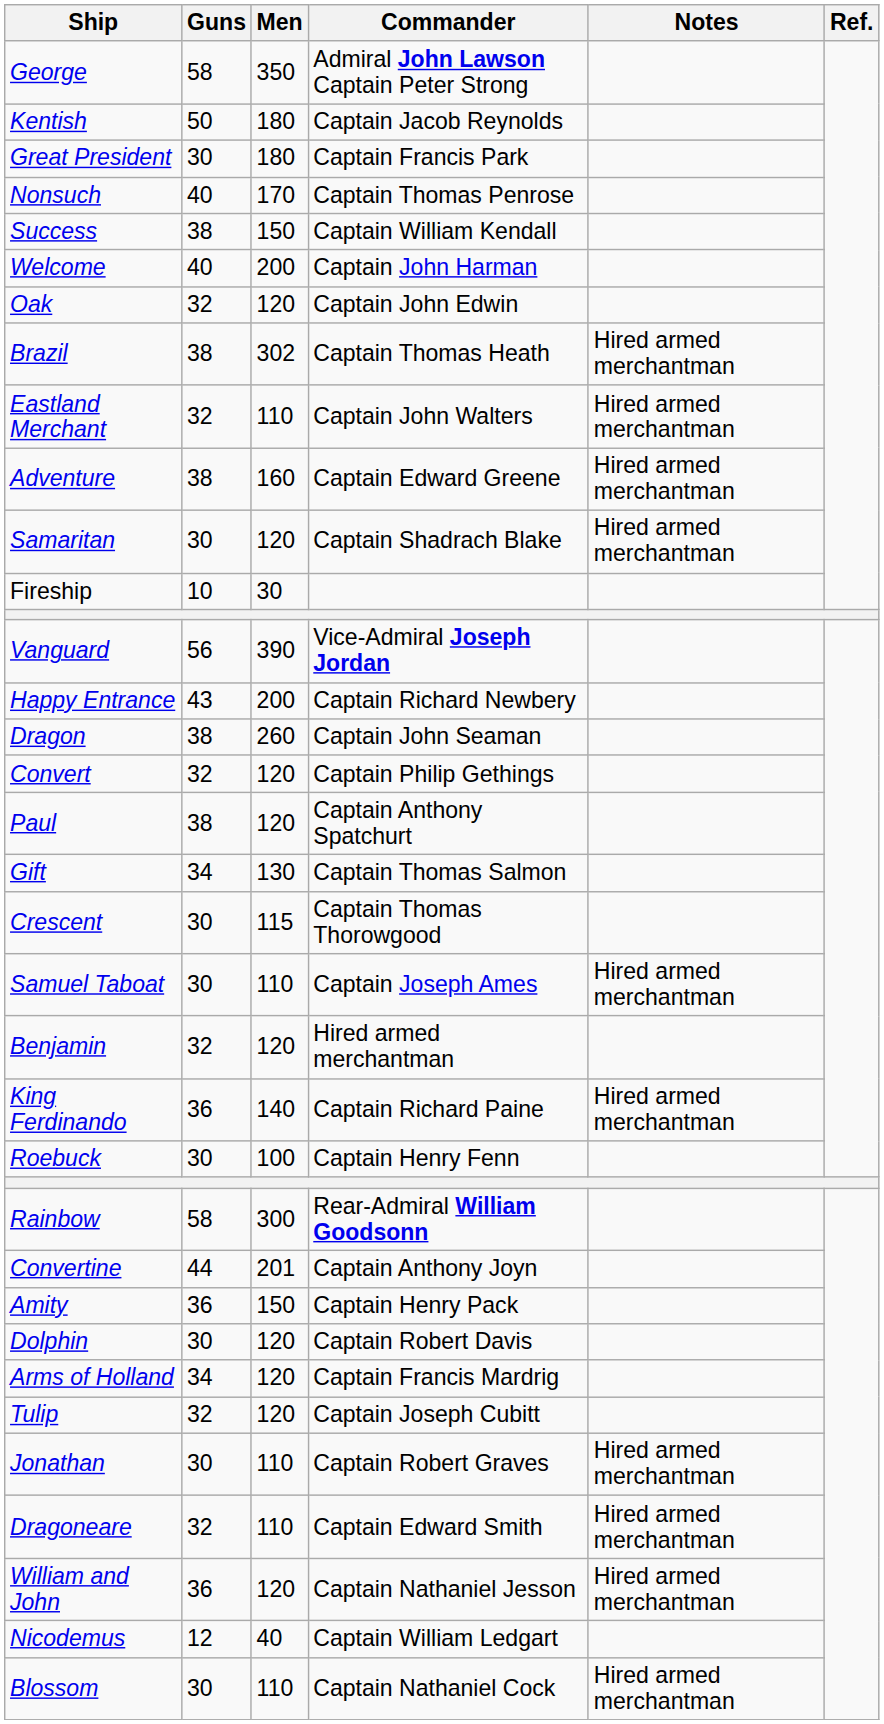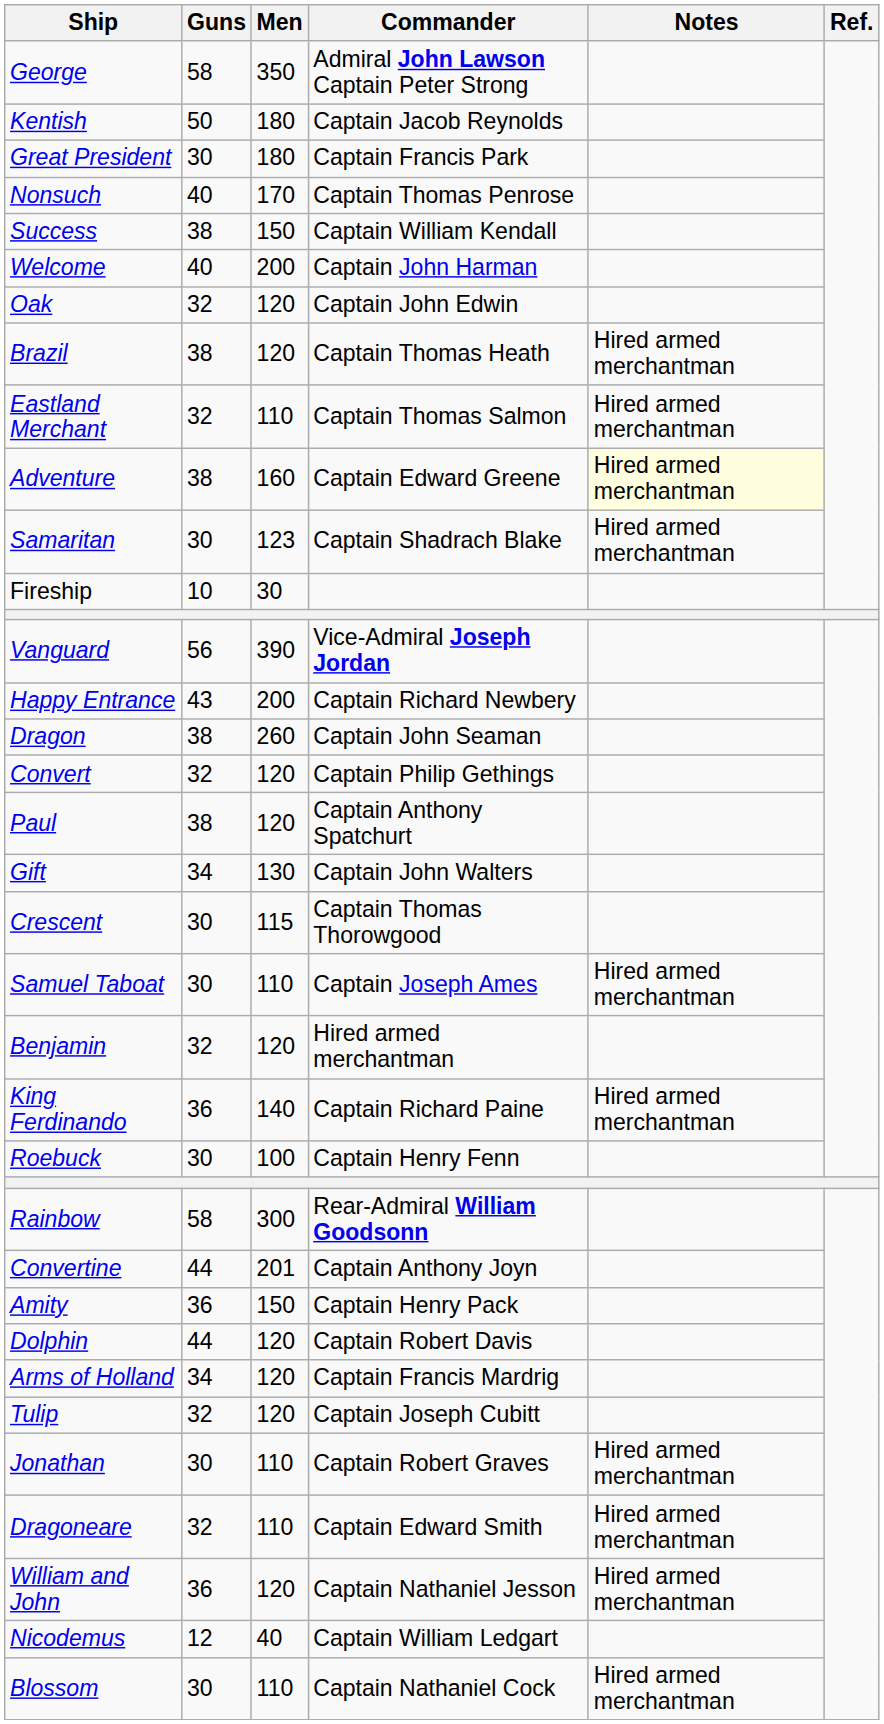(276, 353) 302 -> (276, 353) 120
(423, 416) Captain John Walters -> (440, 416) Captain Thomas Salmon
(664, 478) no background -> (664, 478) lightyellow background
(276, 541) 120 -> (276, 541) 123
(440, 872) Captain Thomas Salmon -> (423, 872) Captain John Walters
(200, 1341) 30 -> (200, 1341) 44
